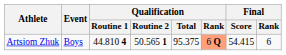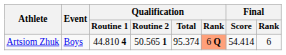(186, 42) 95.375 -> (186, 42) 95.374
(241, 42) 54.415 -> (241, 42) 54.414
